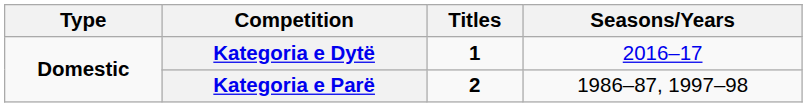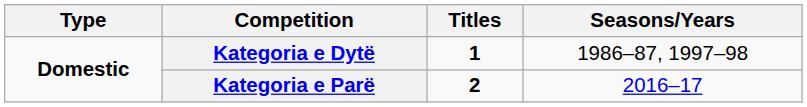(663, 53) 2016–17 -> (663, 53) 1986–87, 1997–98
(663, 85) 1986–87, 1997–98 -> (663, 85) 2016–17
